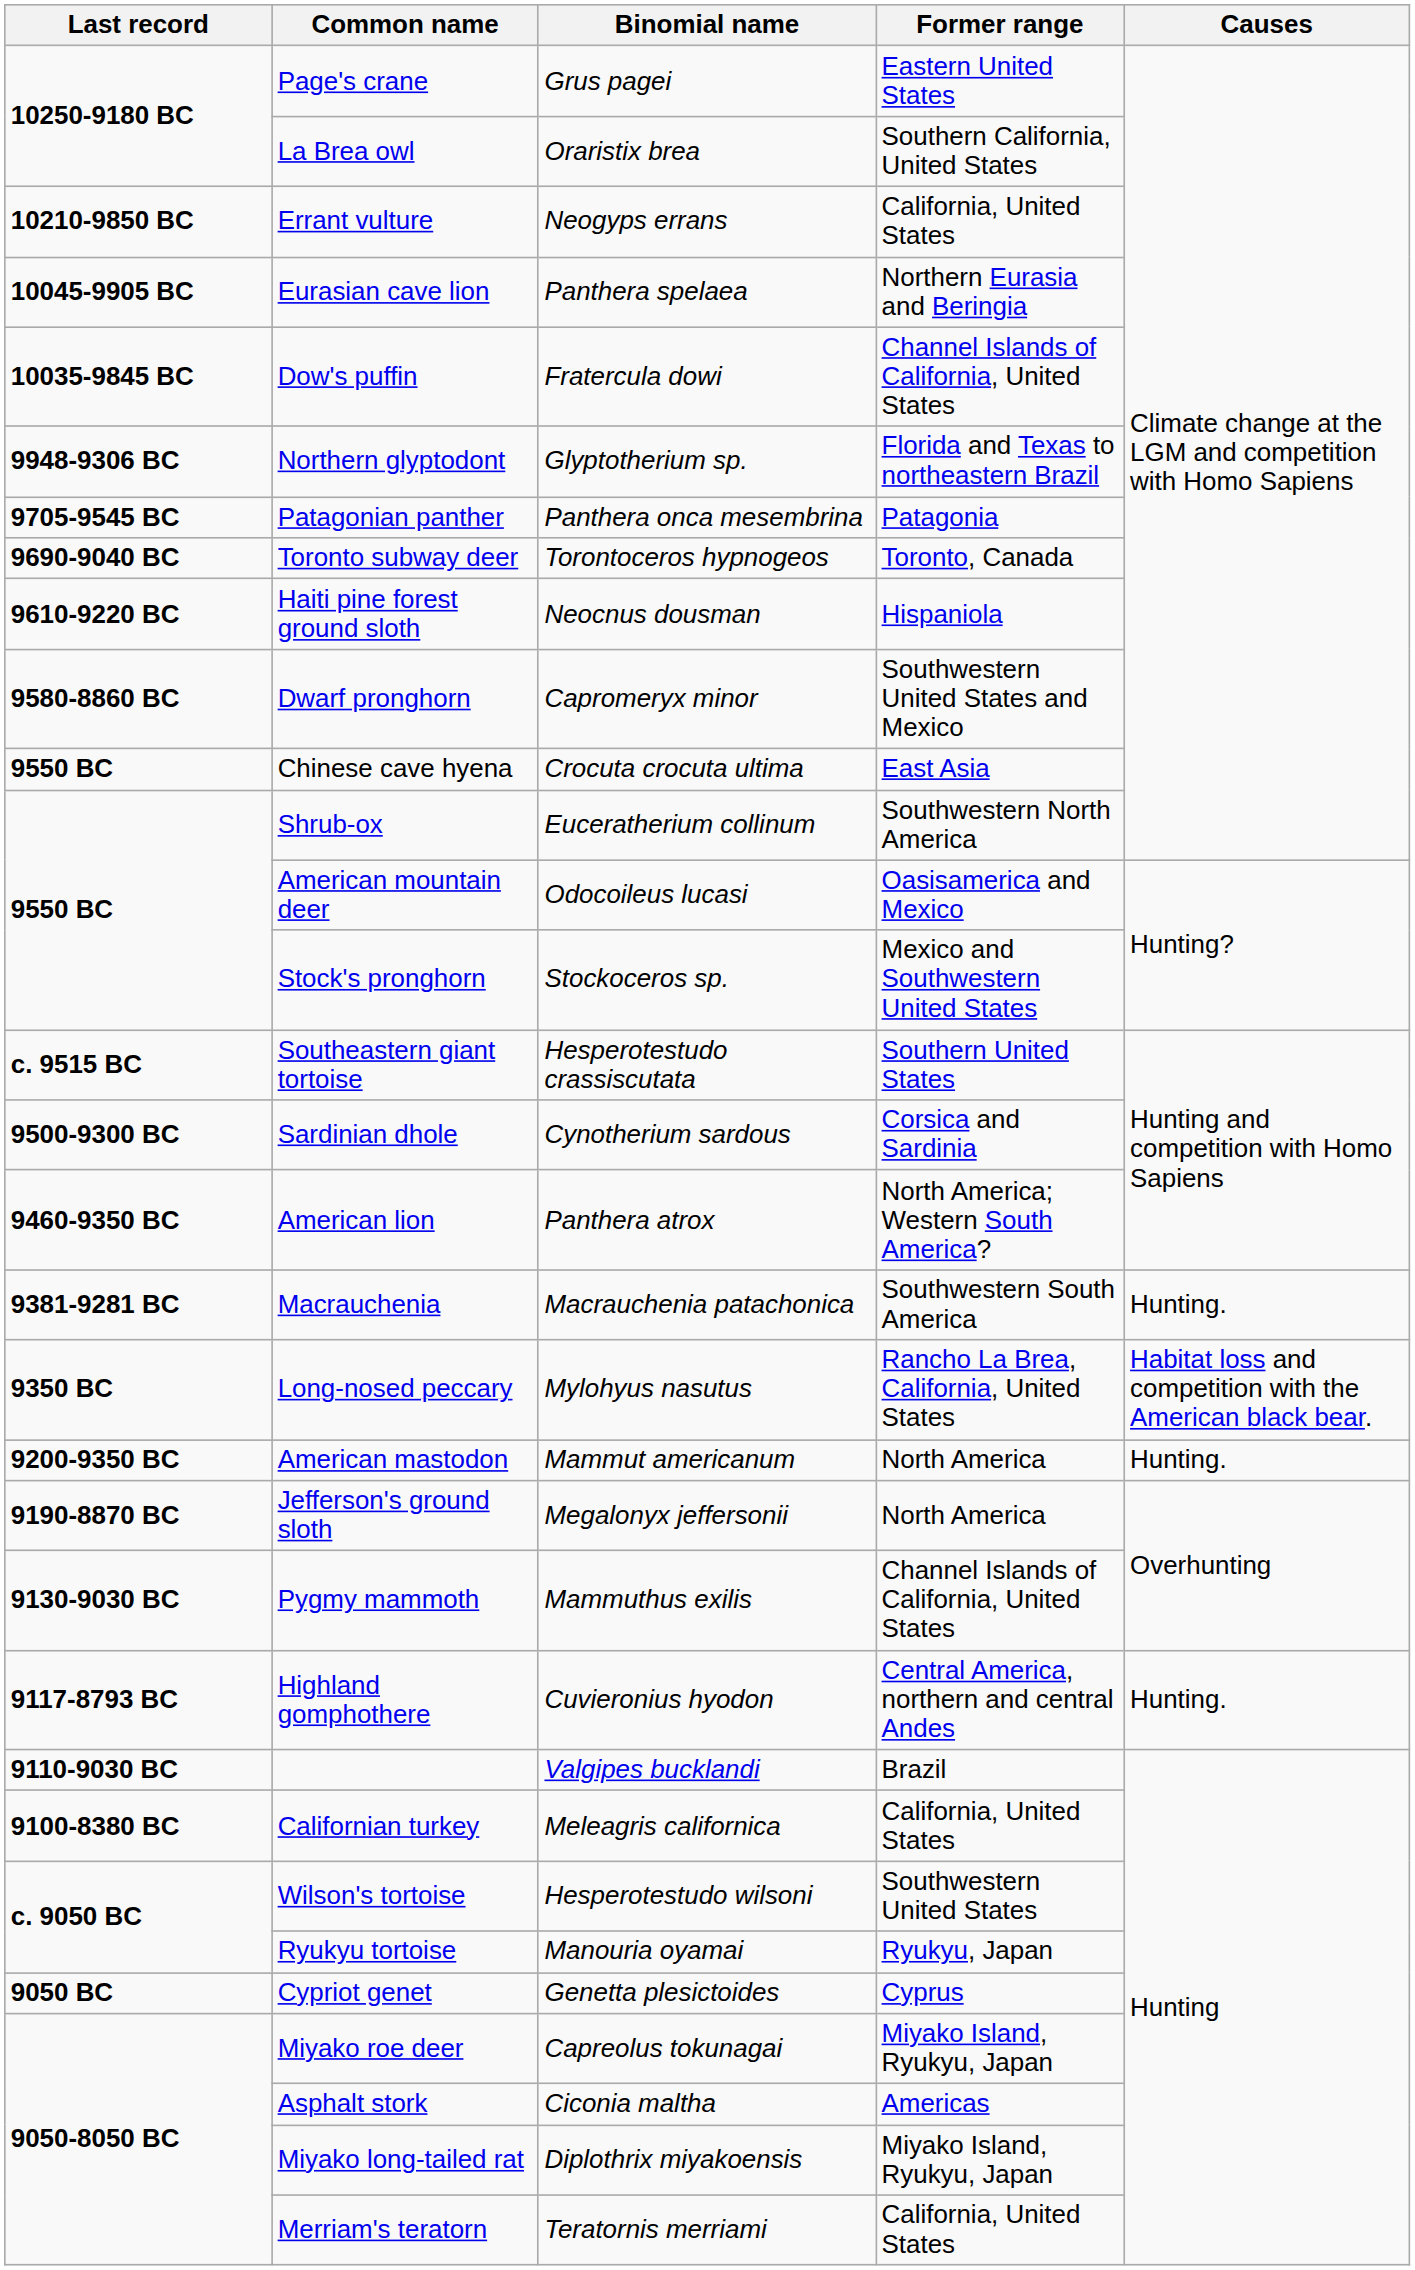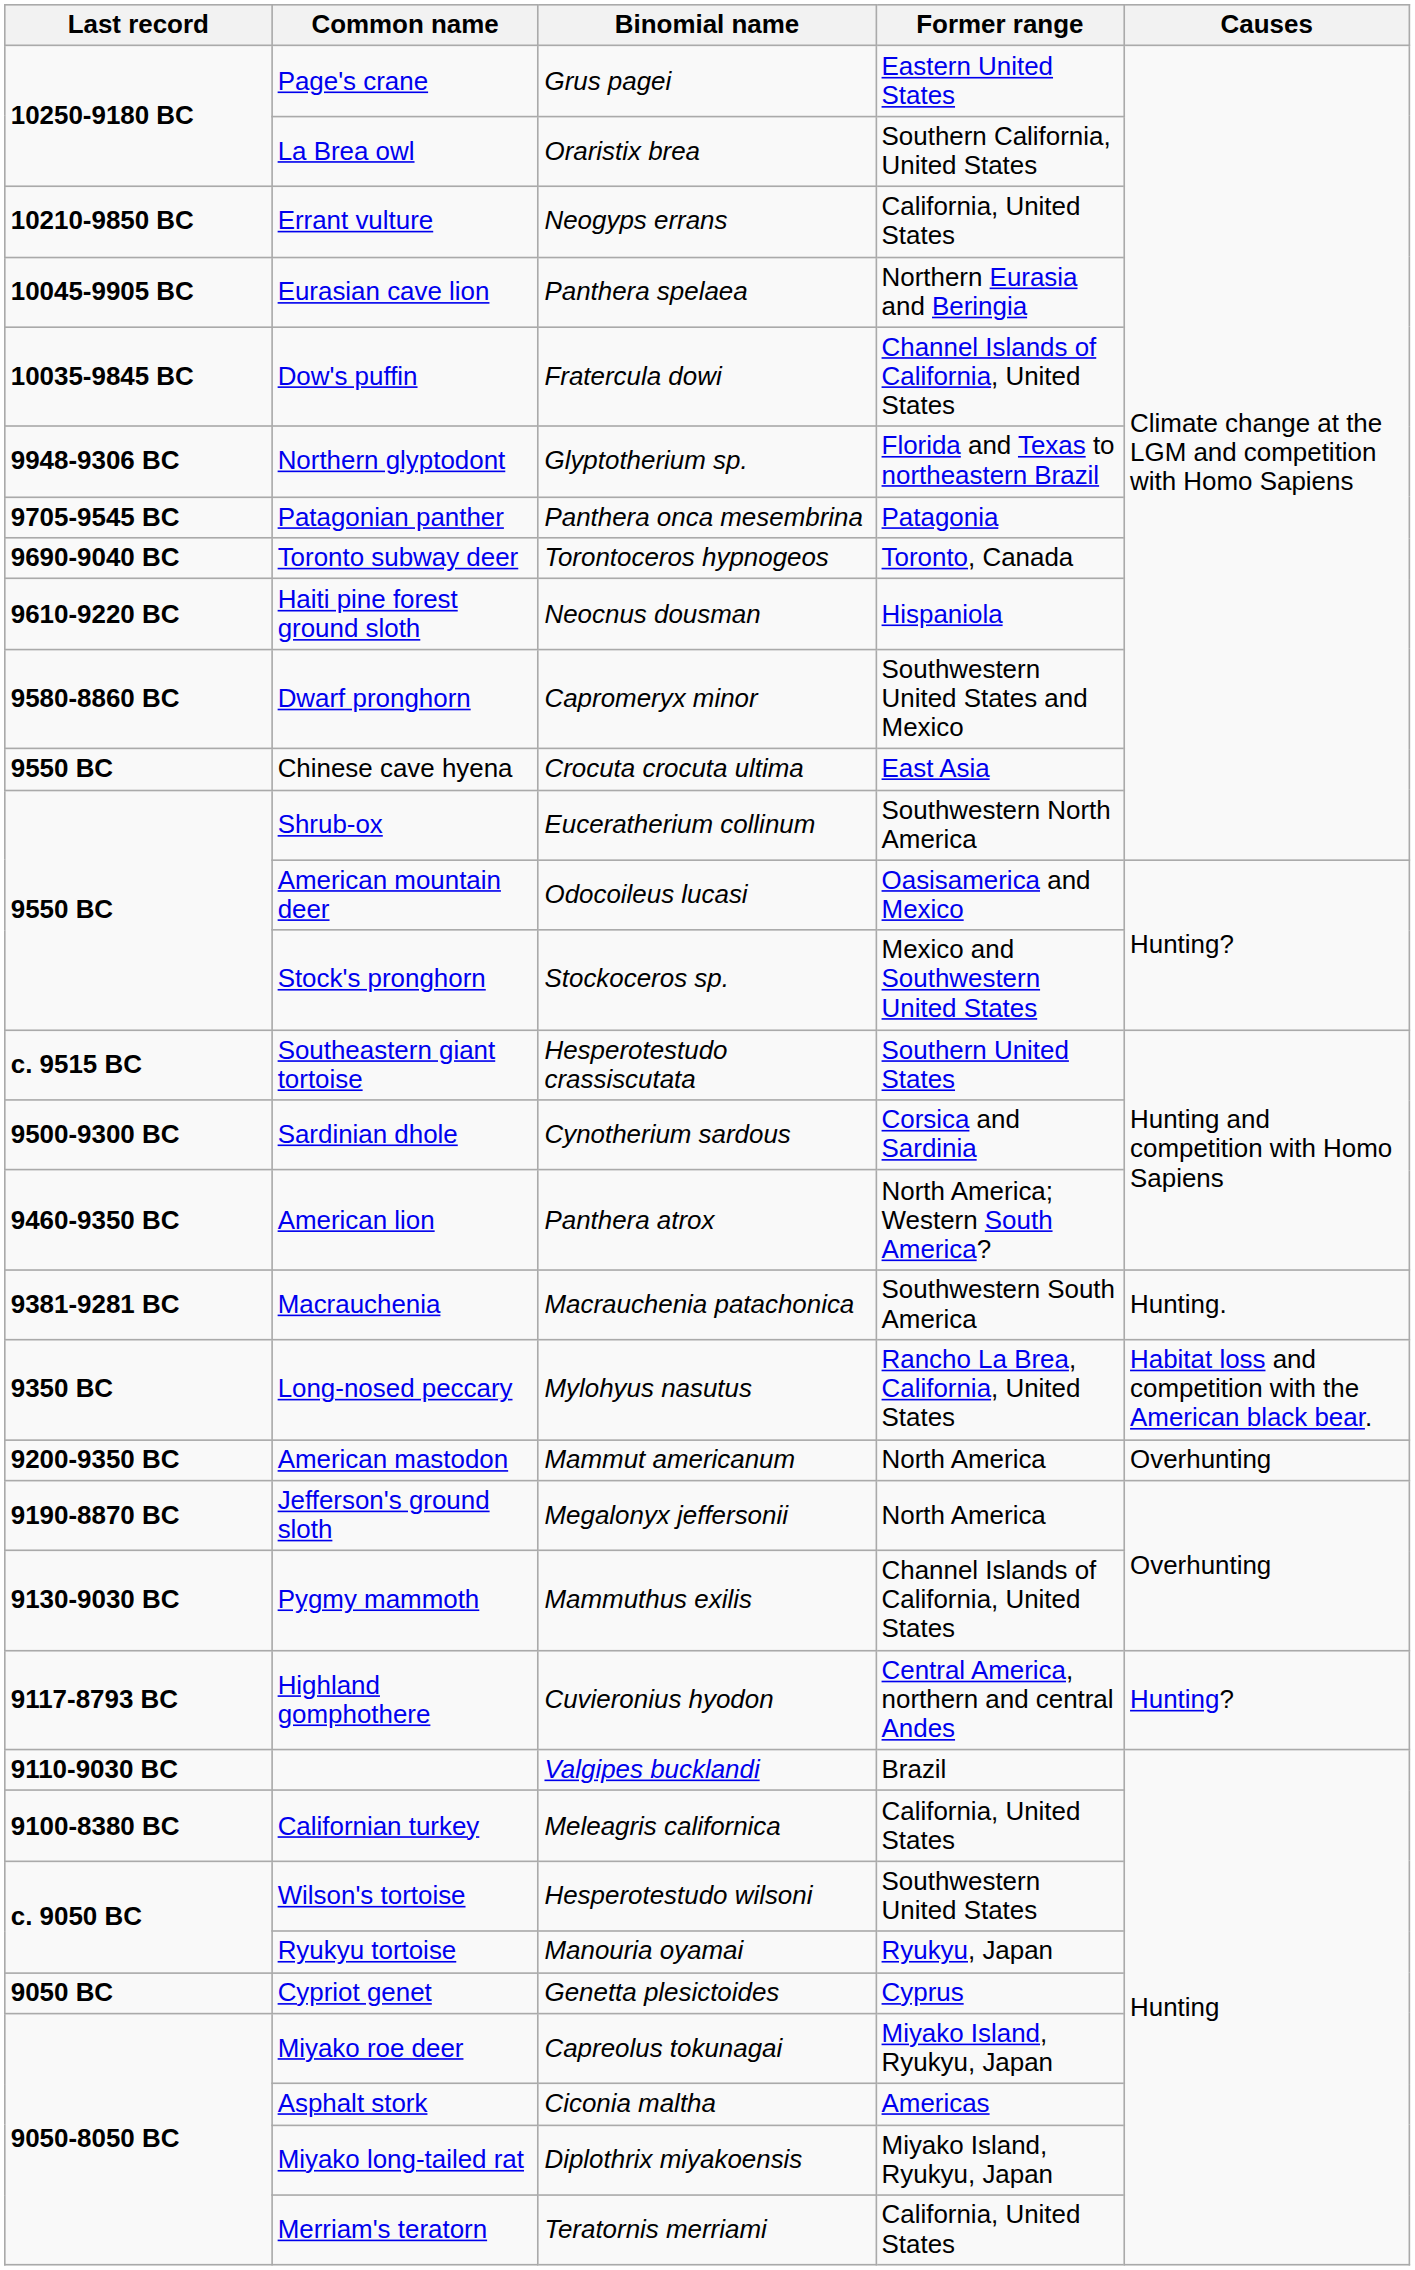(1178, 1459) Hunting. -> (1201, 1459) Overhunting
(1178, 1699) Hunting. -> (1182, 1699) Hunting?
